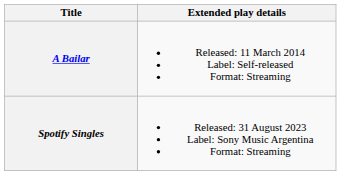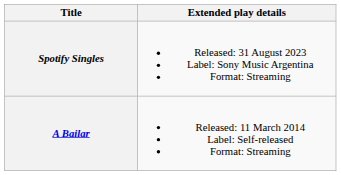rows swapped: (71, 58) <-> (71, 133)
